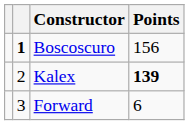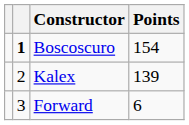(146, 47) 156 -> (146, 47) 154
(146, 76) bold -> (146, 76) normal
